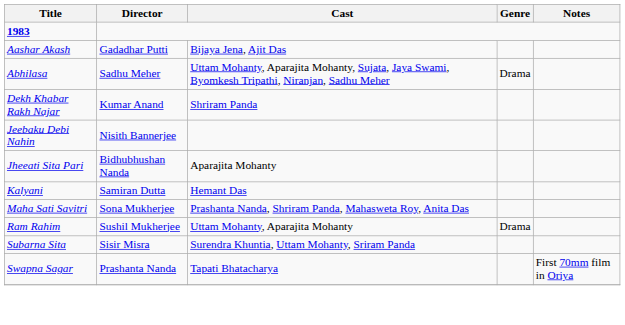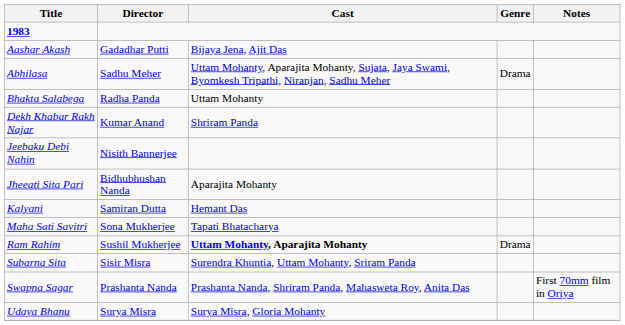+ row: (46, 98)
(330, 208) Prashanta Nanda, Shriram Panda, Mahasweta Roy, Anita Das -> (235, 226) Tapati Bhatacharya
(272, 226) normal -> (279, 244) bold
(234, 269) Tapati Bhatacharya -> (330, 287) Prashanta Nanda, Shriram Panda, Mahasweta Roy, Anita Das
+ row: (38, 311)
